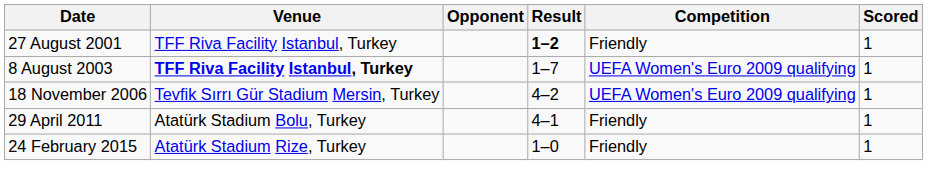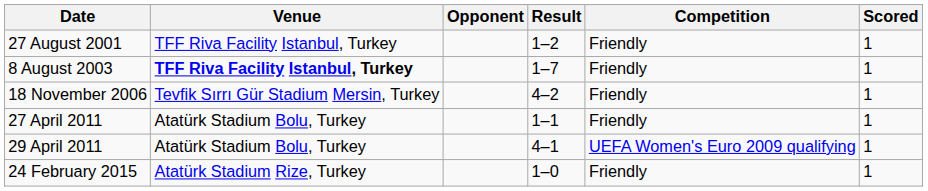(545, 43) bold -> (545, 43) normal
(722, 69) UEFA Women's Euro 2009 qualifying -> (618, 69) Friendly
(722, 95) UEFA Women's Euro 2009 qualifying -> (618, 95) Friendly
+ row: (55, 120)
(618, 120) Friendly -> (722, 146) UEFA Women's Euro 2009 qualifying
